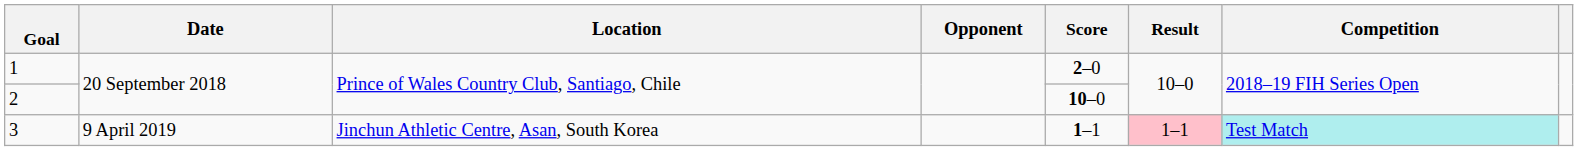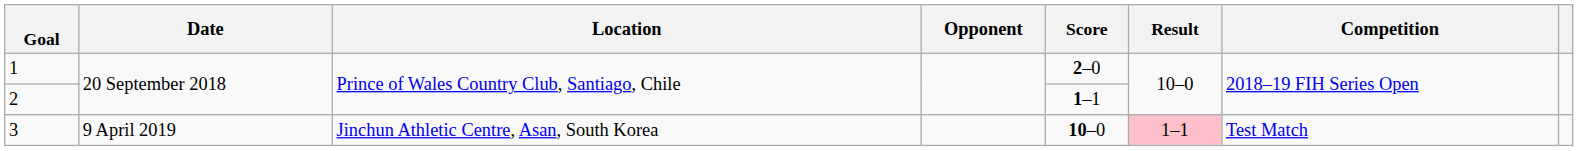(1087, 99) 10–0 -> (1087, 99) 1–1
(1087, 130) 1–1 -> (1087, 130) 10–0
(1267, 130) paleturquoise background -> (1267, 130) no background
